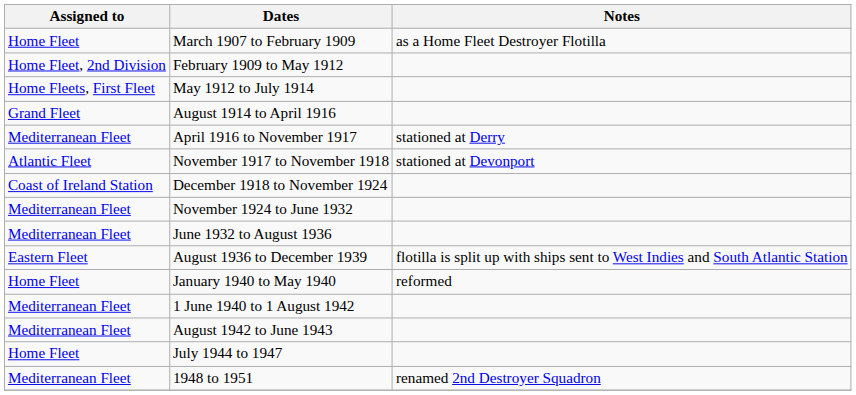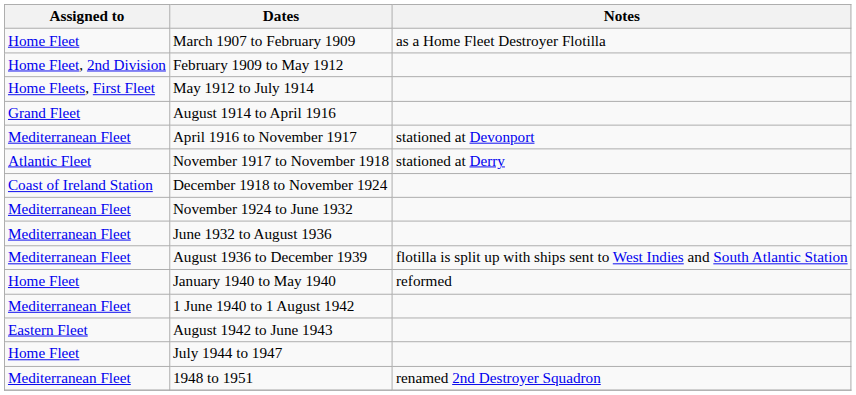(450, 137) stationed at Derry -> (465, 137) stationed at Devonport
(465, 161) stationed at Devonport -> (450, 161) stationed at Derry
(48, 257) Eastern Fleet -> (69, 257) Mediterranean Fleet
(69, 329) Mediterranean Fleet -> (48, 329) Eastern Fleet
